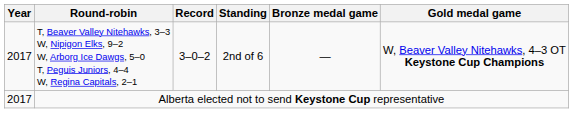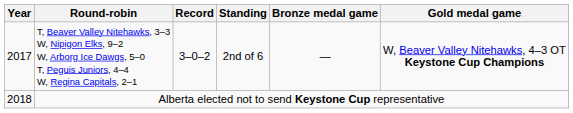(19, 99) 2017 -> (19, 99) 2018
